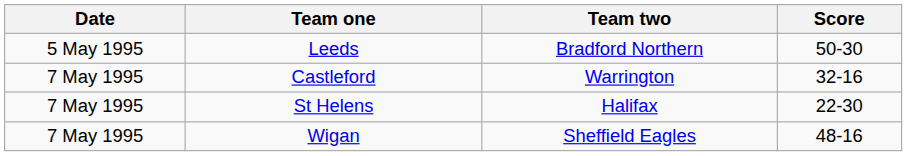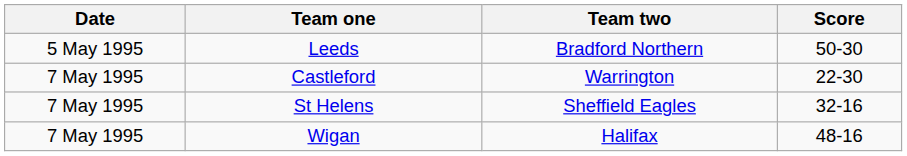(839, 77) 32-16 -> (839, 77) 22-30
(630, 106) Halifax -> (630, 106) Sheffield Eagles
(839, 106) 22-30 -> (839, 106) 32-16
(630, 135) Sheffield Eagles -> (630, 135) Halifax
